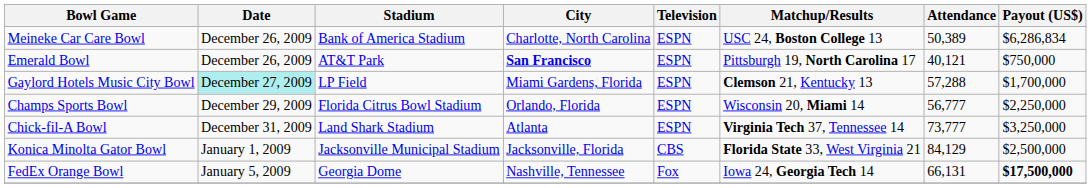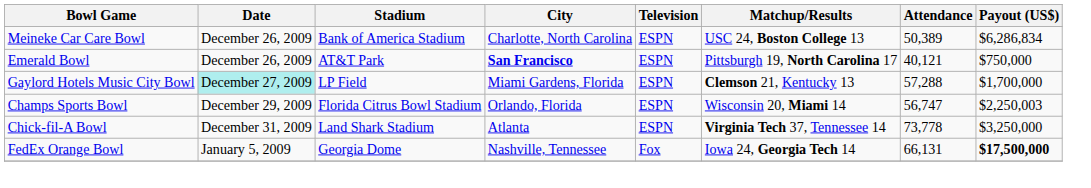(947, 104) 56,777 -> (923, 104) 56,747
(1034, 104) $2,250,000 -> (1011, 104) $2,250,003
(947, 127) 73,777 -> (923, 127) 73,778
- row: (87, 149)
